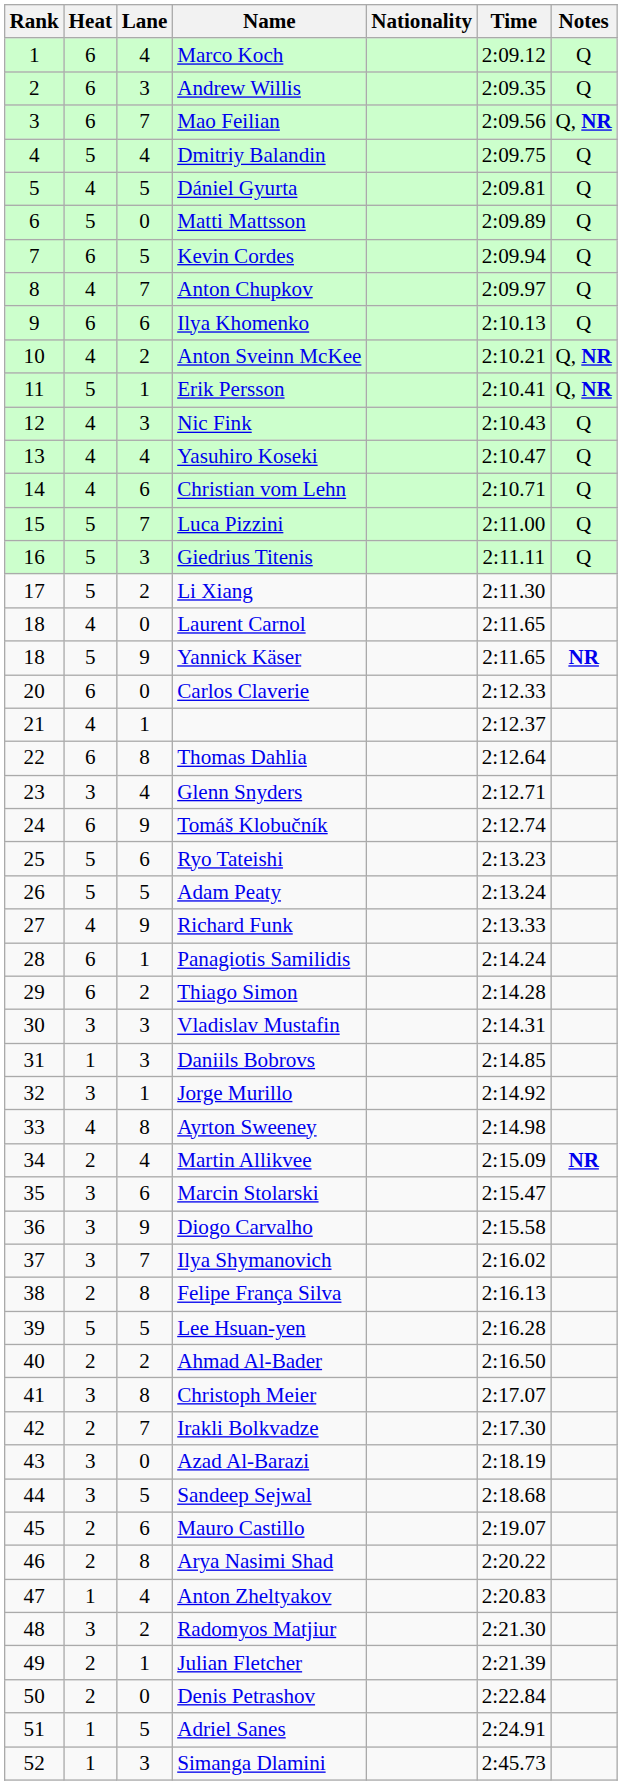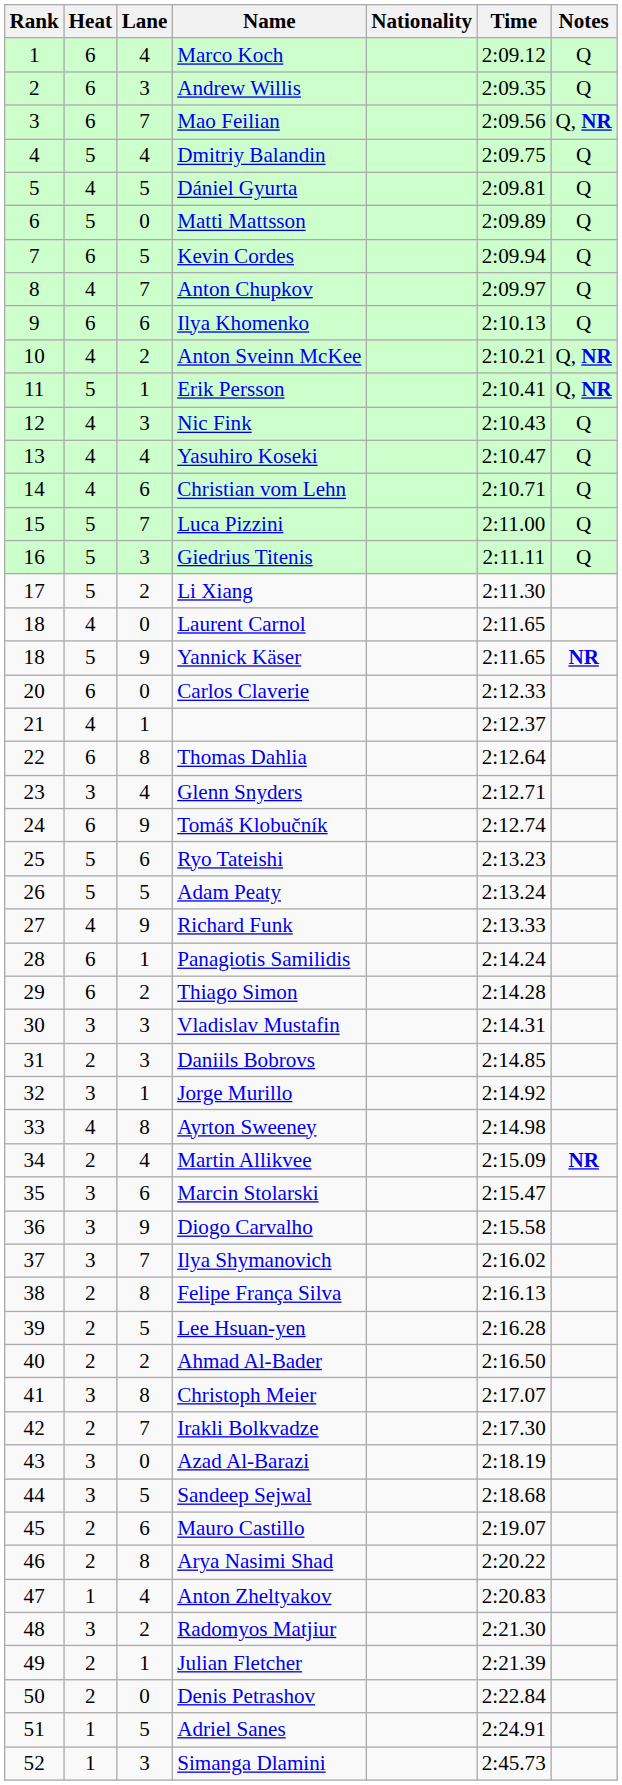(90, 1059) 1 -> (90, 1059) 2
(90, 1327) 5 -> (90, 1327) 2
